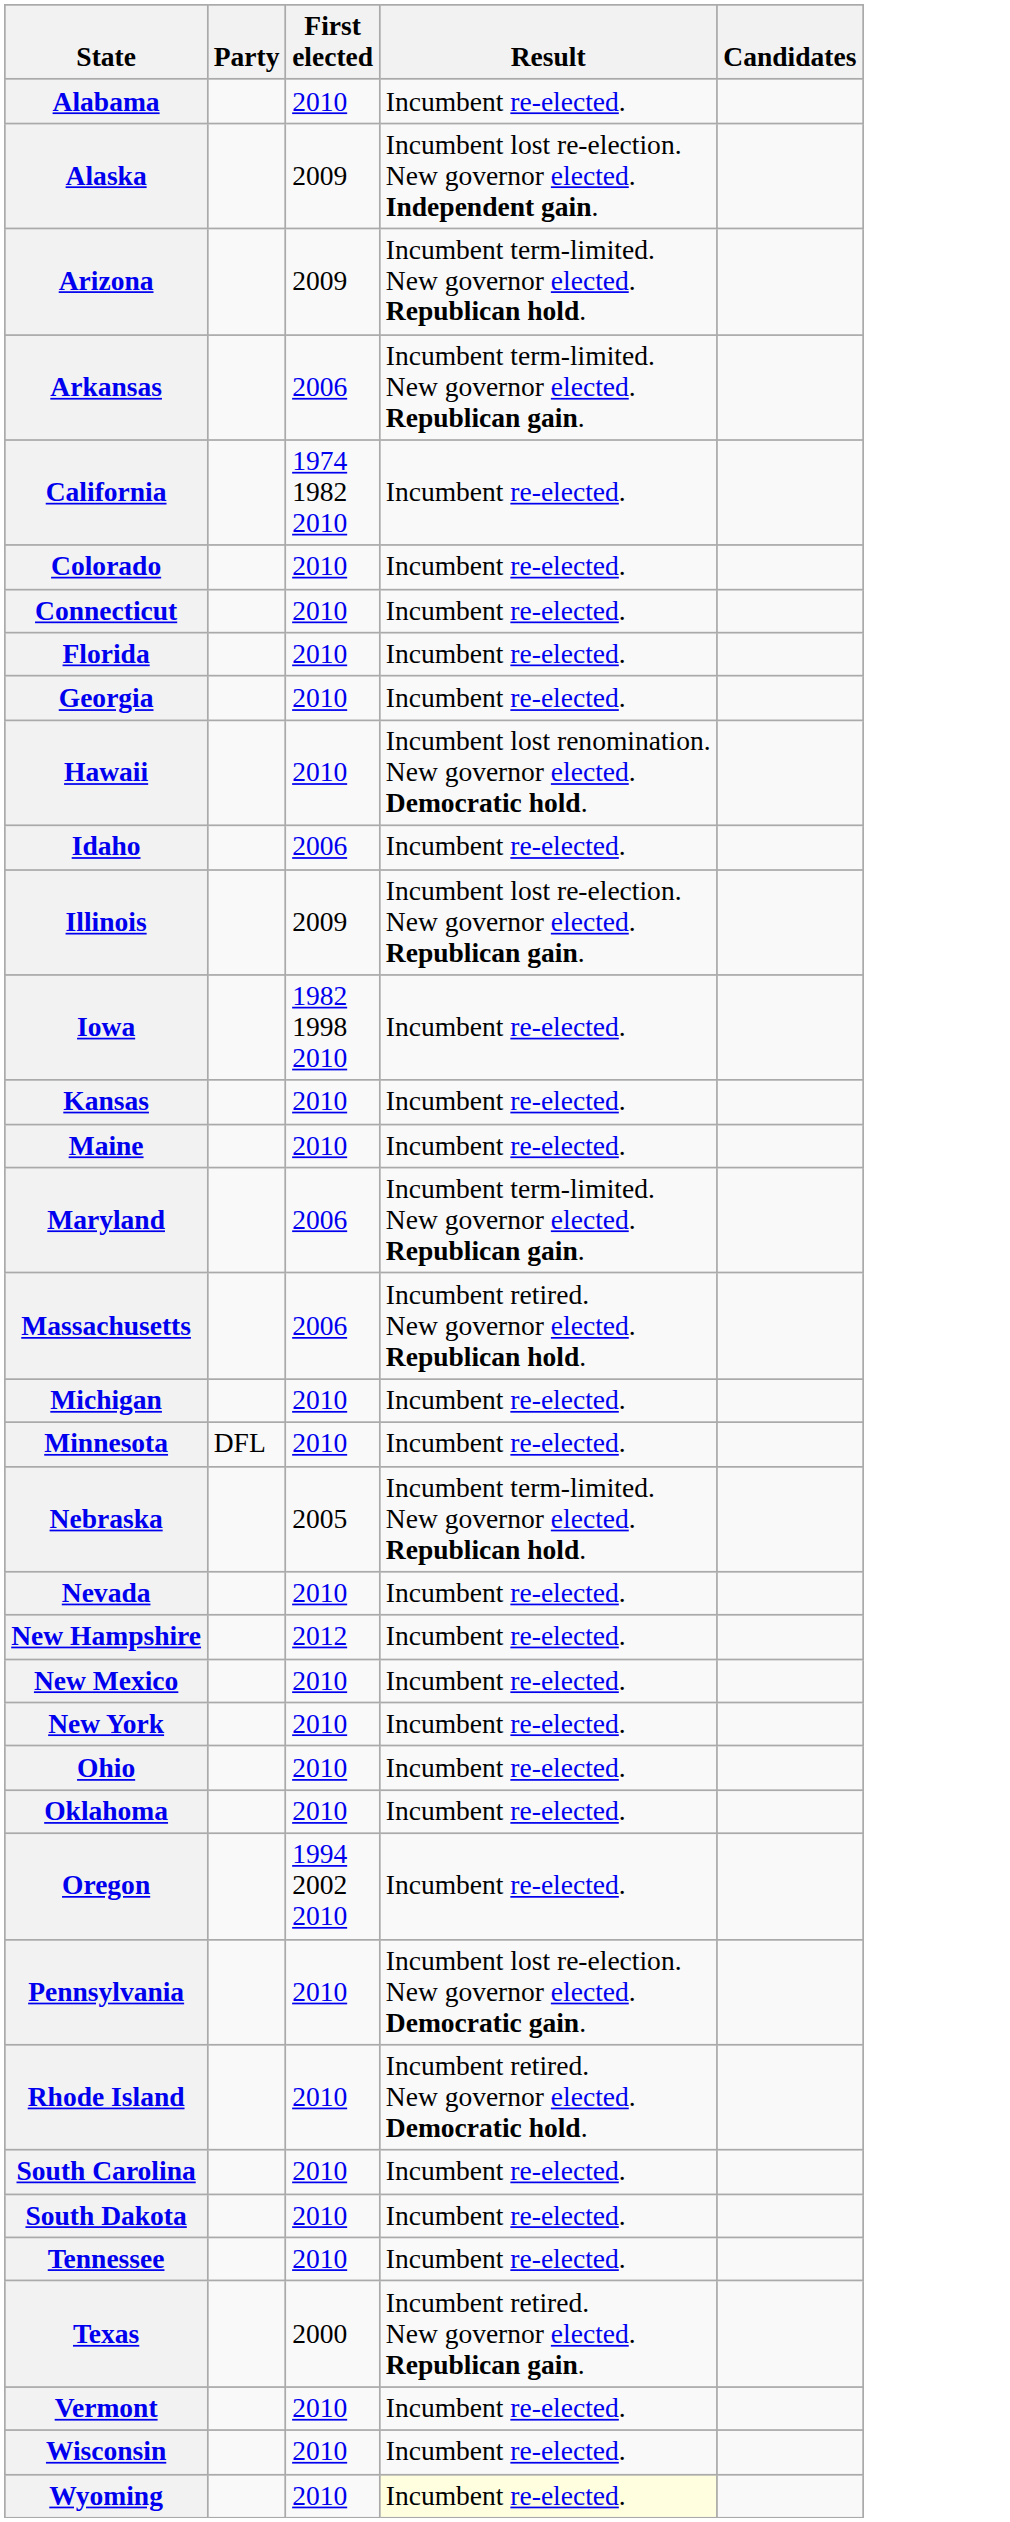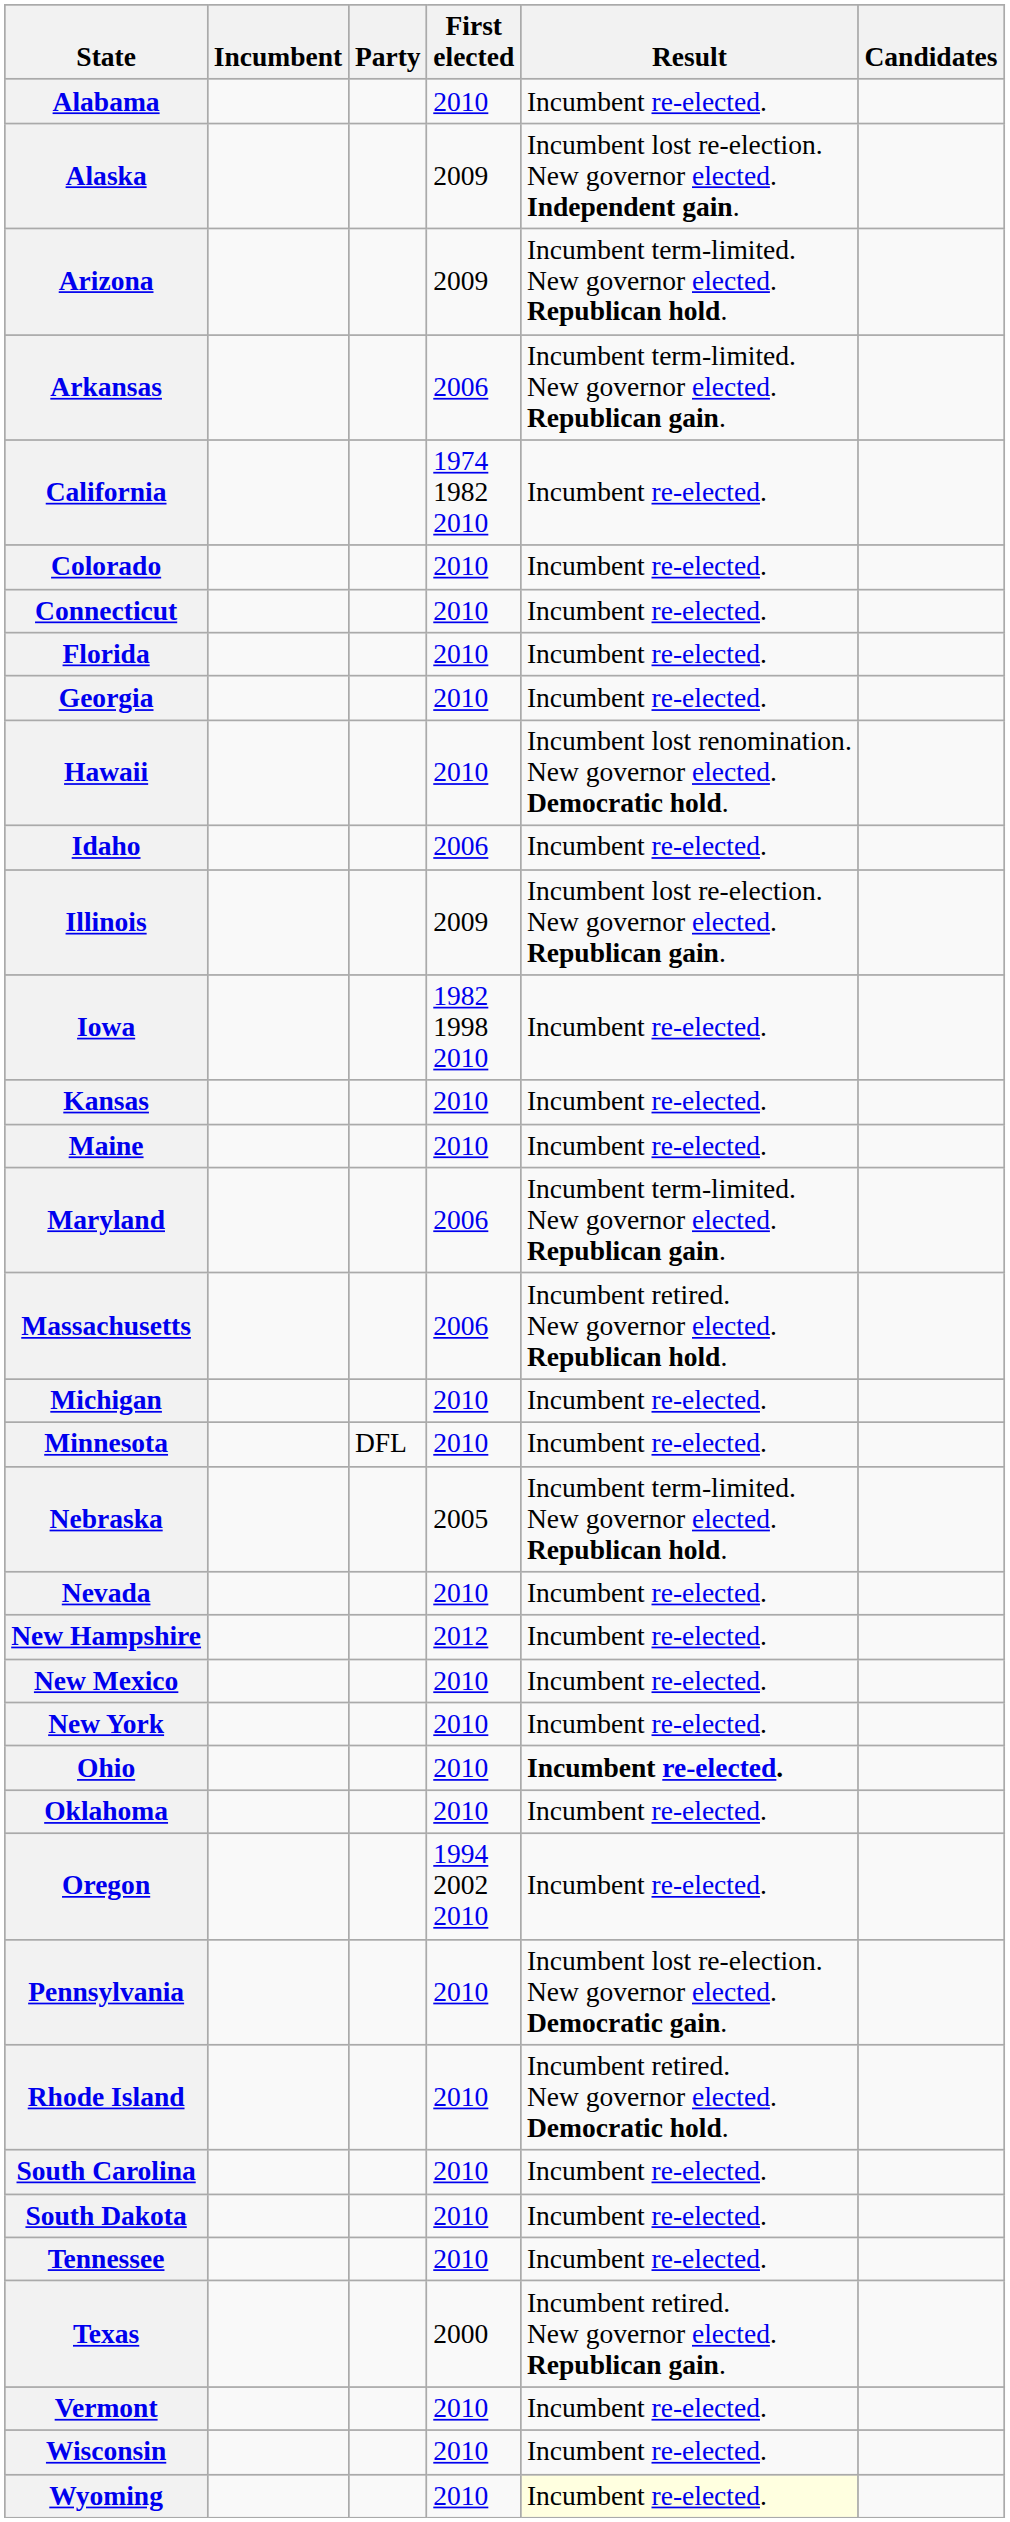+ column: (278, 57)
(506, 1767) normal -> (655, 1767) bold
